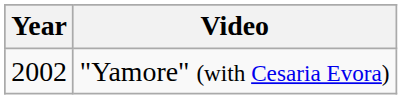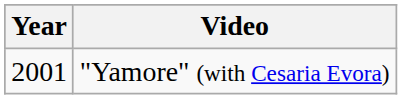(39, 70) 2002 -> (39, 70) 2001
